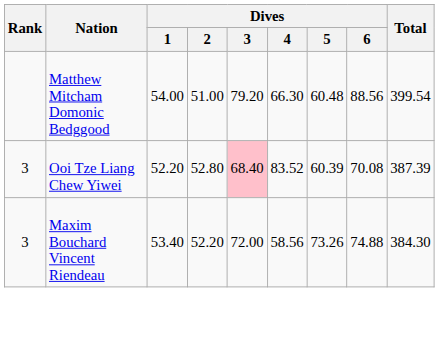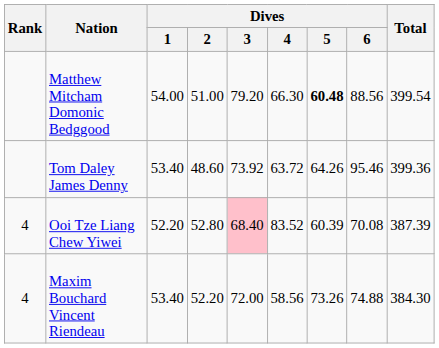(327, 95) normal -> (327, 95) bold
+ row: (88, 177)
(25, 169) 3 -> (25, 225) 4
(25, 242) 3 -> (25, 298) 4
